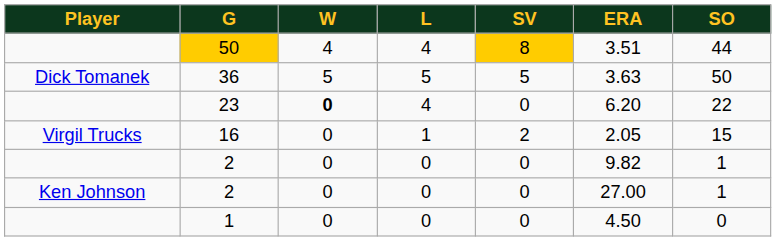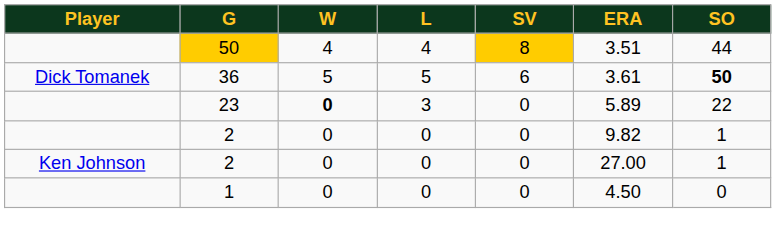(525, 76) 5 -> (525, 76) 6
(623, 76) 3.63 -> (623, 76) 3.61
(722, 76) normal -> (722, 76) bold
(426, 105) 4 -> (426, 105) 3
(623, 105) 6.20 -> (623, 105) 5.89
- row: (92, 134)
